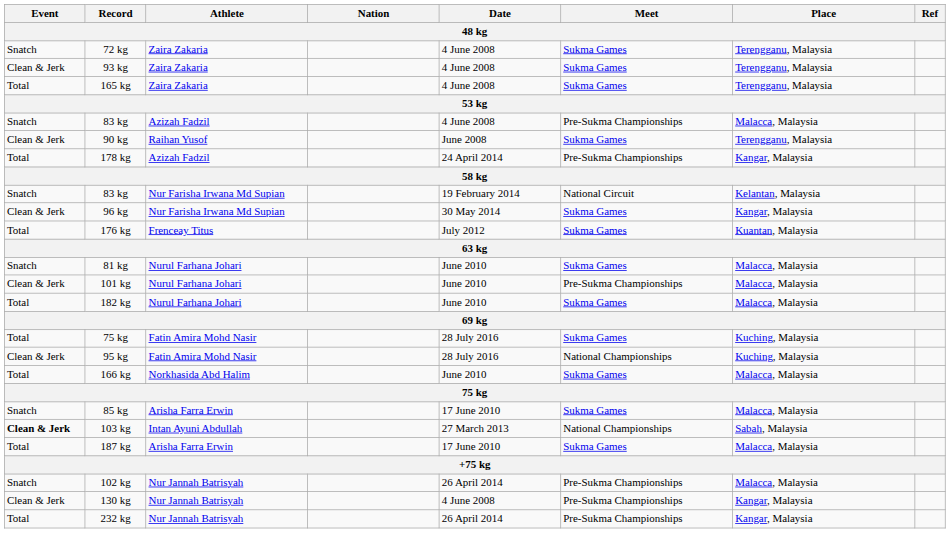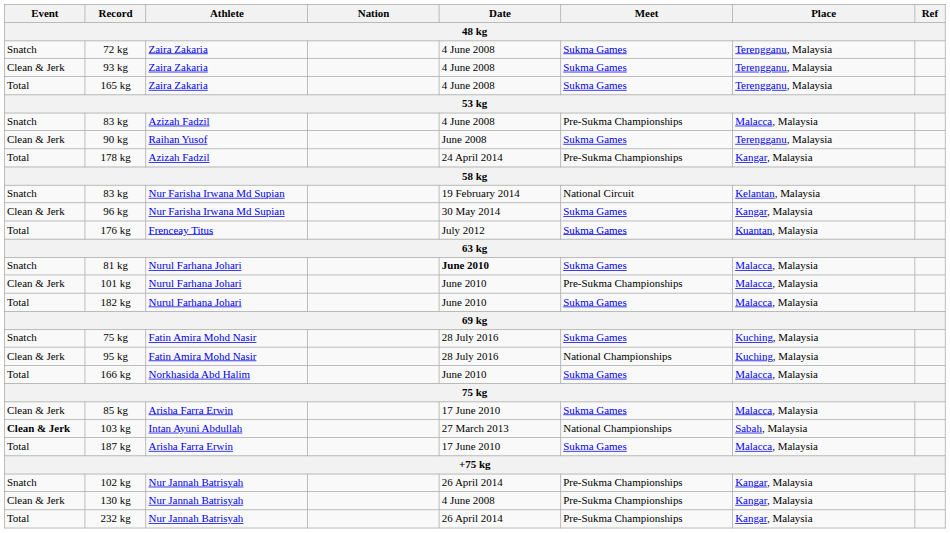(464, 266) normal -> (465, 266) bold
(18, 338) Total -> (22, 338) Snatch
(22, 411) Snatch -> (36, 411) Clean & Jerk
(776, 483) Malacca, Malaysia -> (774, 483) Kangar, Malaysia
